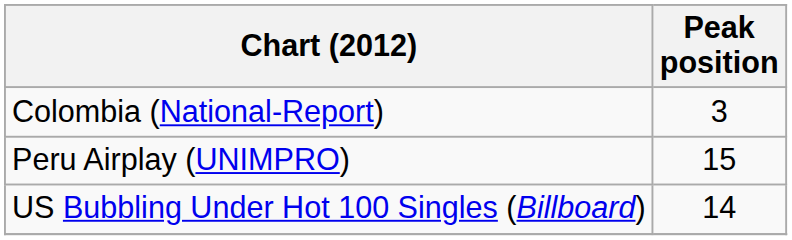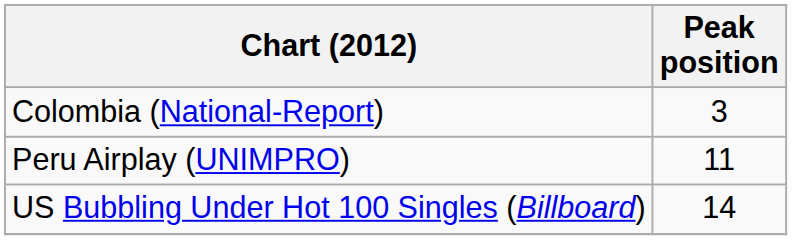(719, 160) 15 -> (719, 160) 11
